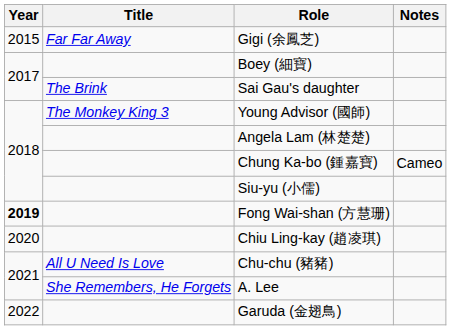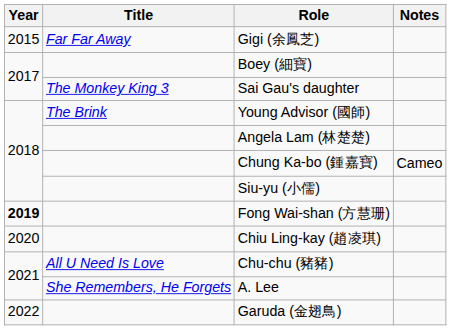(76, 88) The Brink -> (107, 88) The Monkey King 3
(107, 112) The Monkey King 3 -> (76, 112) The Brink
